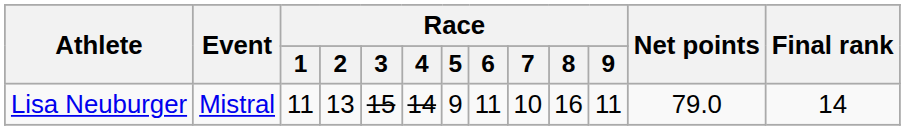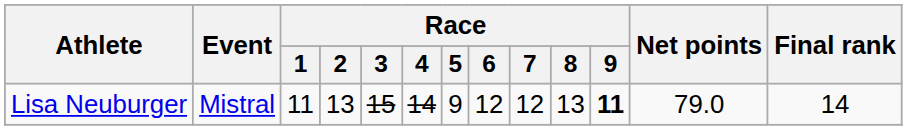(488, 105) 11 -> (489, 105) 12
(528, 105) 10 -> (530, 105) 12
(569, 105) 16 -> (570, 105) 13
(608, 105) normal -> (611, 105) bold
